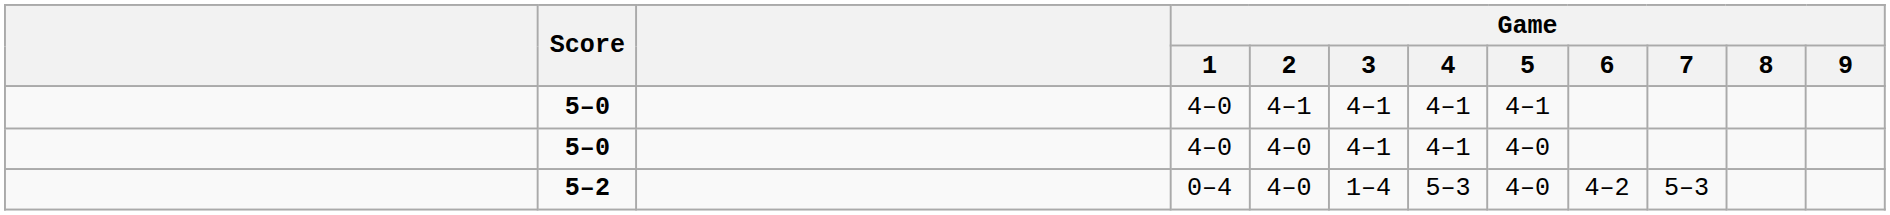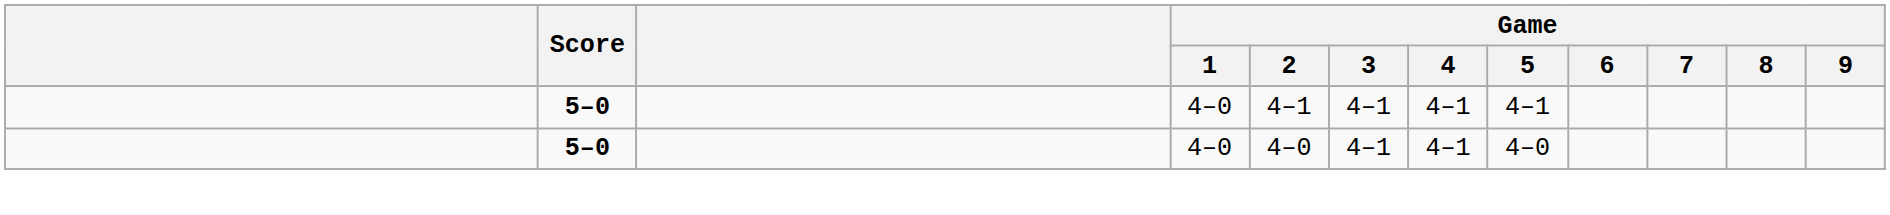- row: (587, 189)
